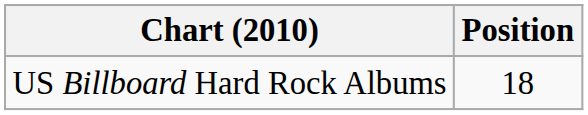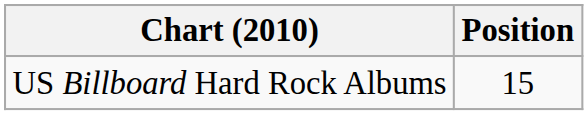(518, 82) 18 -> (518, 82) 15
